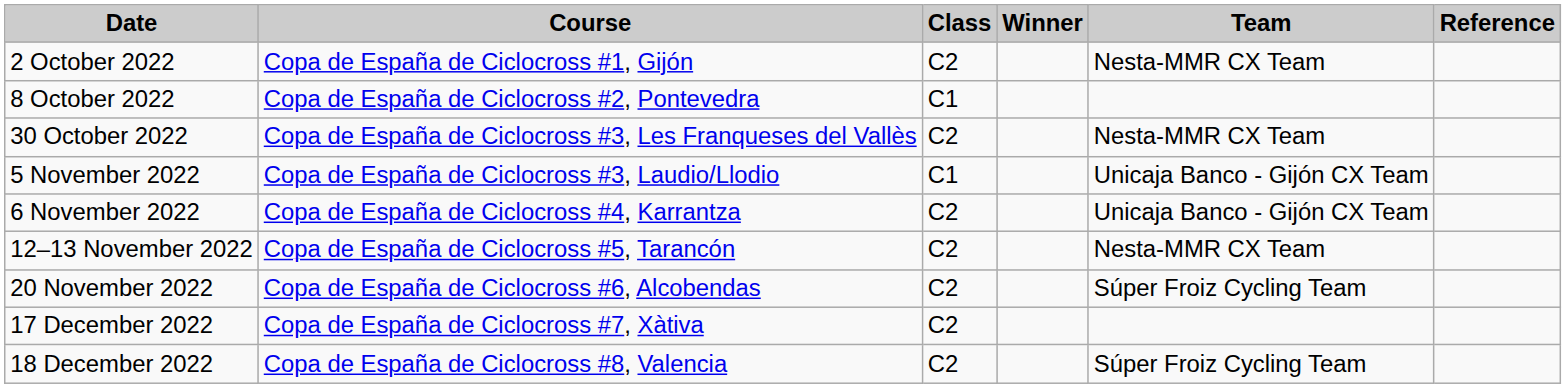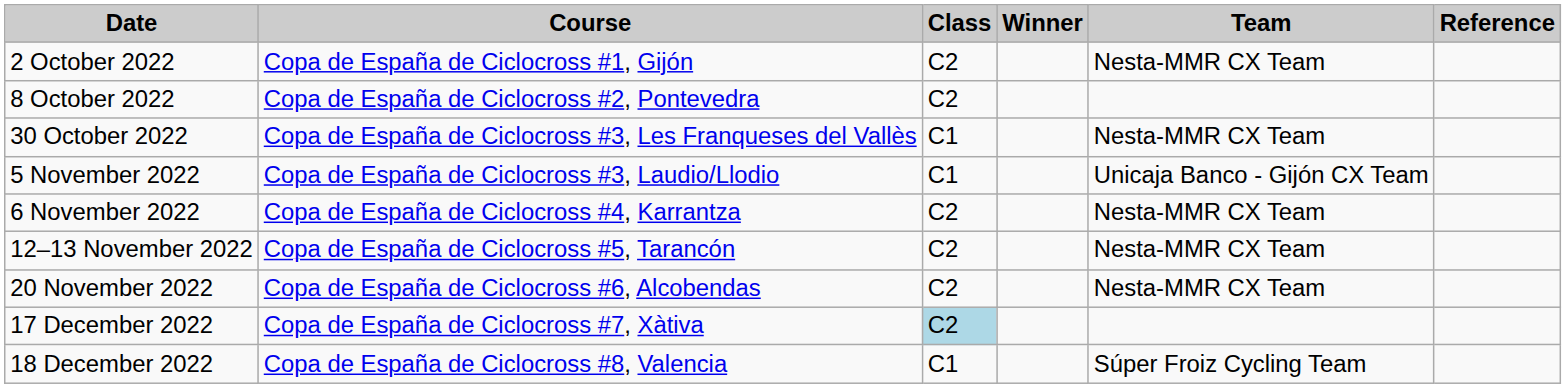(943, 99) C1 -> (943, 99) C2
(943, 136) C2 -> (943, 136) C1
(1261, 212) Unicaja Banco - Gijón CX Team -> (1210, 212) Nesta-MMR CX Team
(1230, 288) Súper Froiz Cycling Team -> (1210, 288) Nesta-MMR CX Team
(943, 325) no background -> (943, 325) lightblue background
(943, 363) C2 -> (943, 363) C1
